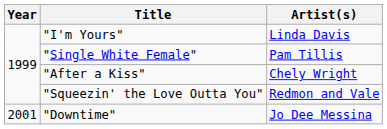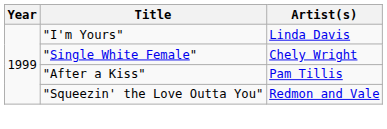(306, 54) Pam Tillis -> (313, 54) Chely Wright
(313, 74) Chely Wright -> (306, 74) Pam Tillis
- row: (79, 114)
